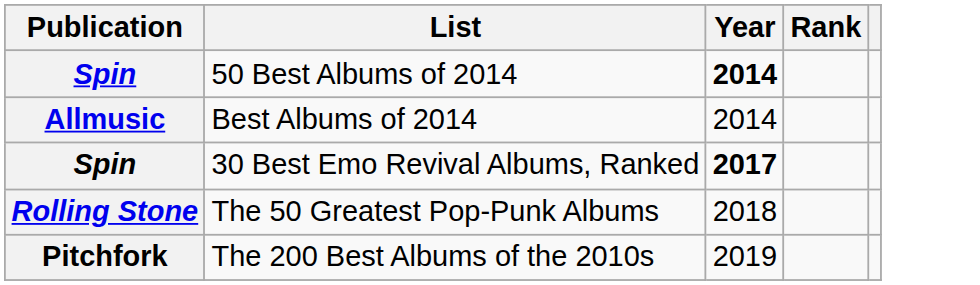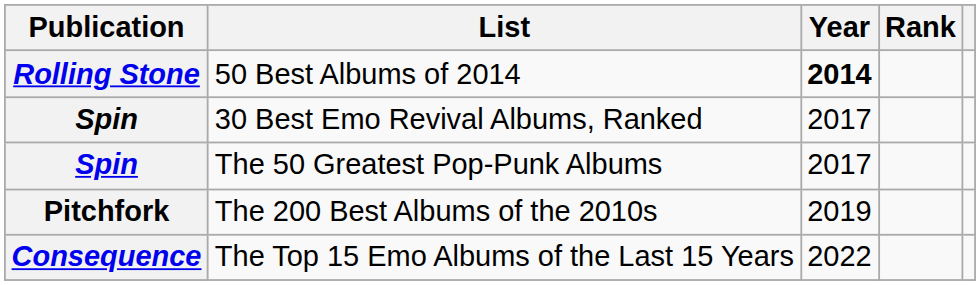(105, 73) Spin -> (107, 73) Rolling Stone
- row: (344, 119)
(745, 165) bold -> (839, 119) normal
(105, 211) Rolling Stone -> (107, 165) Spin
(745, 211) 2018 -> (839, 165) 2017
+ row: (504, 257)
